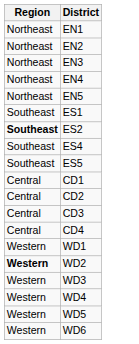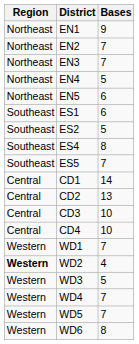+ column: (116, 12)
(32, 130) bold -> (31, 130) normal
